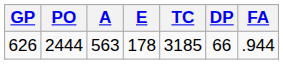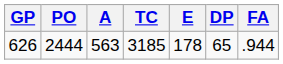columns swapped: (142, 18) <-> (183, 18)
(222, 45) 66 -> (222, 45) 65
